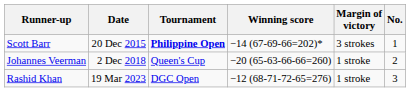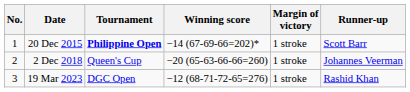columns swapped: (395, 19) <-> (46, 19)
(355, 43) 3 strokes -> (290, 43) 1 stroke
